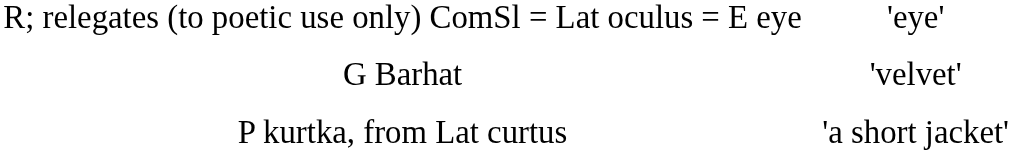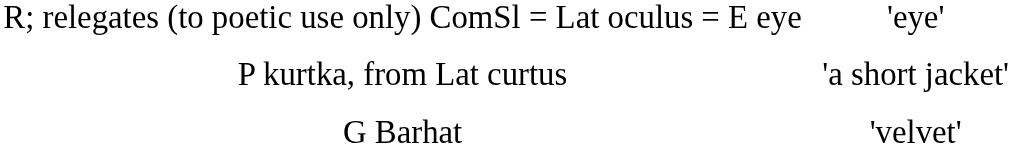rows swapped: (403, 132) <-> (403, 74)
